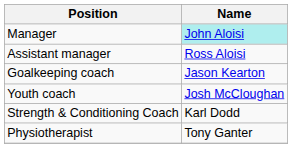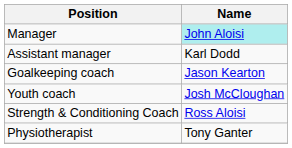(215, 53) Ross Aloisi -> (212, 53) Karl Dodd
(212, 113) Karl Dodd -> (215, 113) Ross Aloisi
